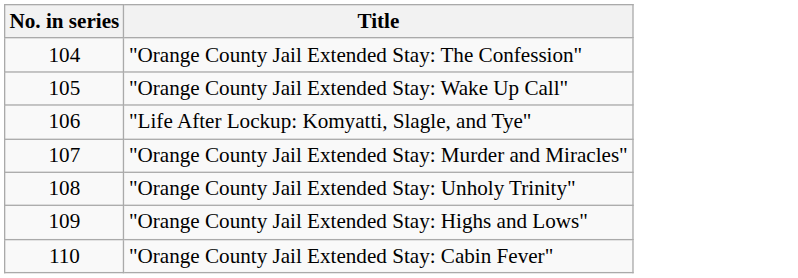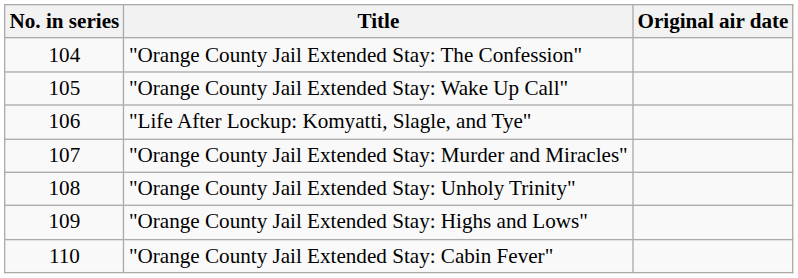+ column: (713, 21)
